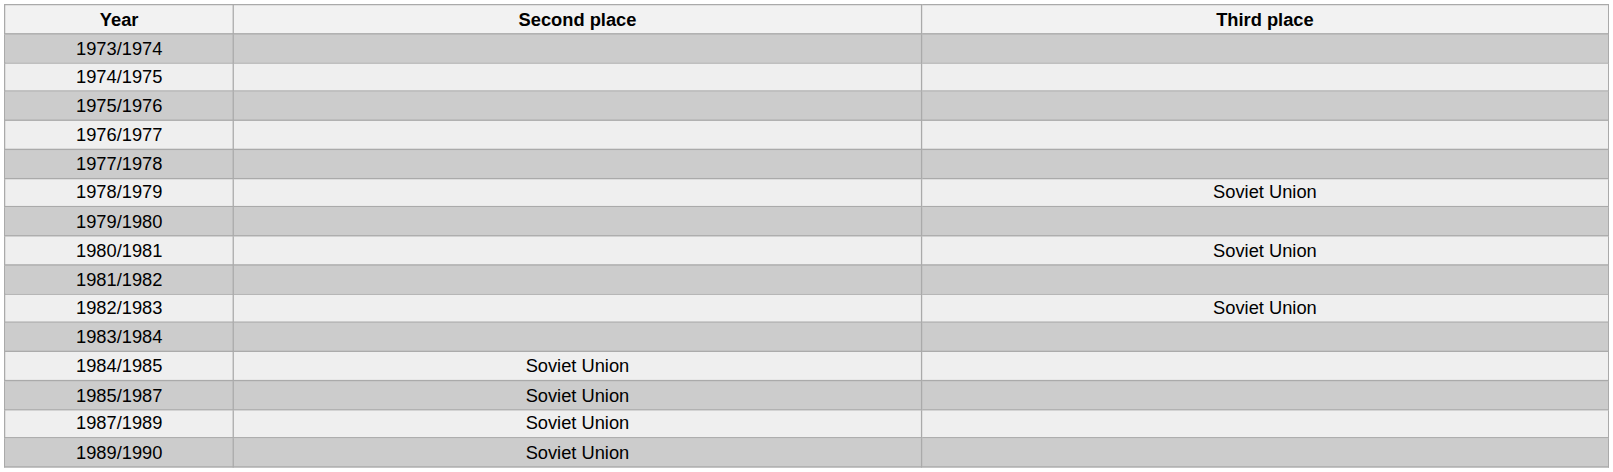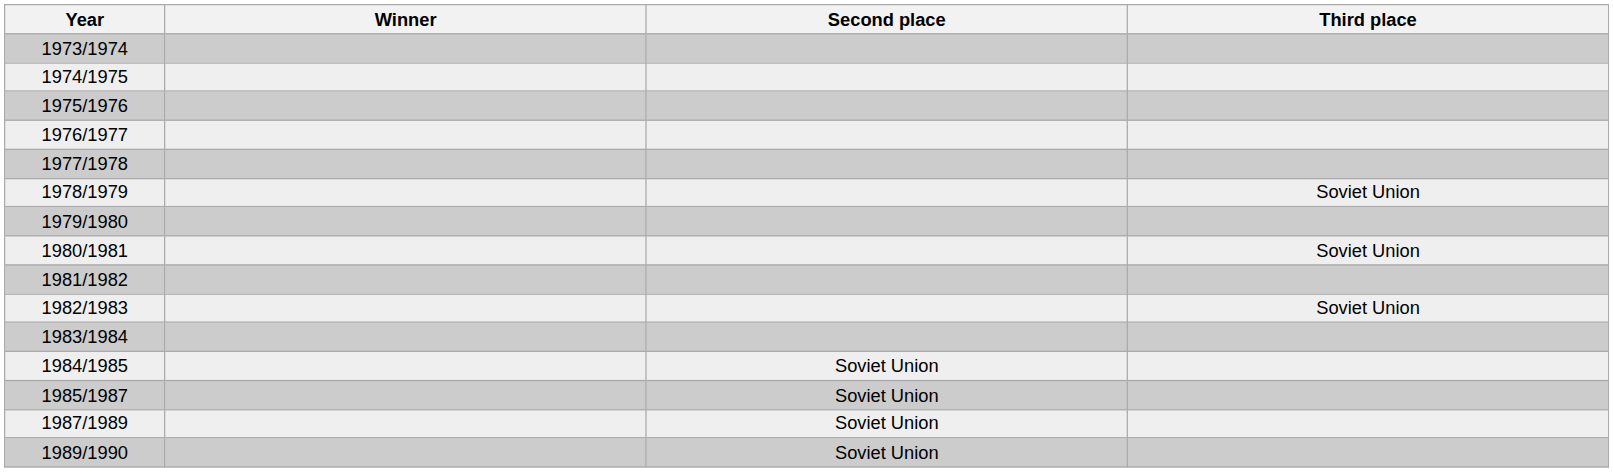+ column: (406, 19)
